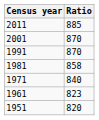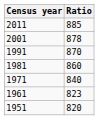(74, 39) 870 -> (74, 39) 878
(74, 66) 858 -> (74, 66) 860
